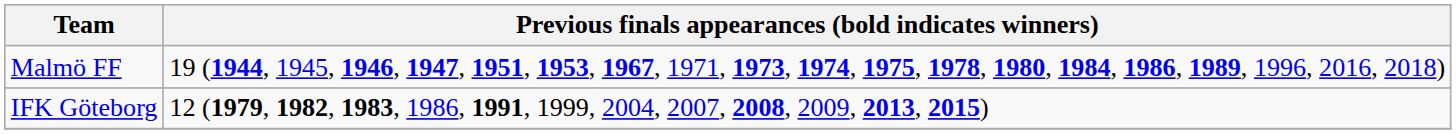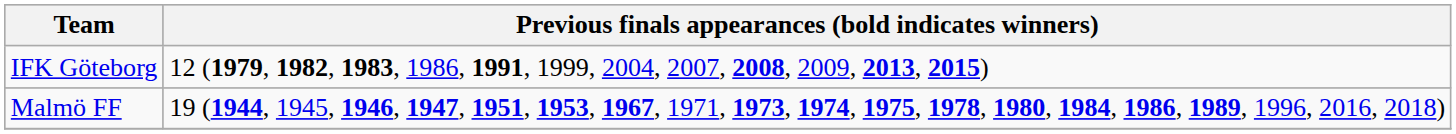rows swapped: (84, 107) <-> (66, 66)
